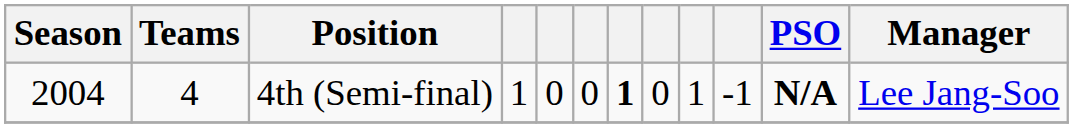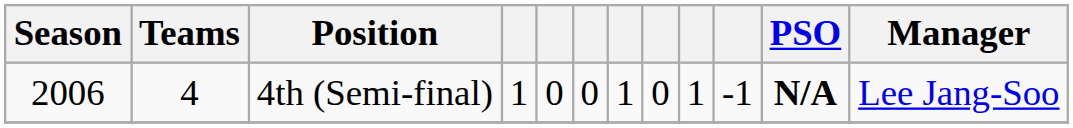(68, 92) 2004 -> (68, 92) 2006
(625, 92) bold -> (625, 92) normal
